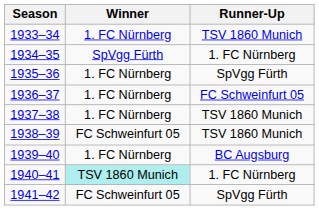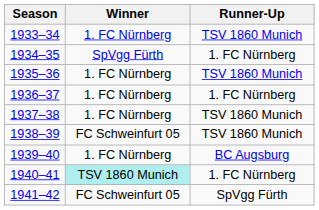(252, 74) SpVgg Fürth -> (252, 74) TSV 1860 Munich
(252, 94) FC Schweinfurt 05 -> (252, 94) 1. FC Nürnberg
